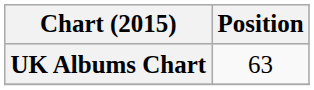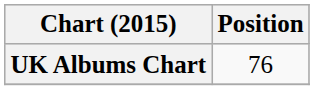(261, 63) 63 -> (261, 63) 76
